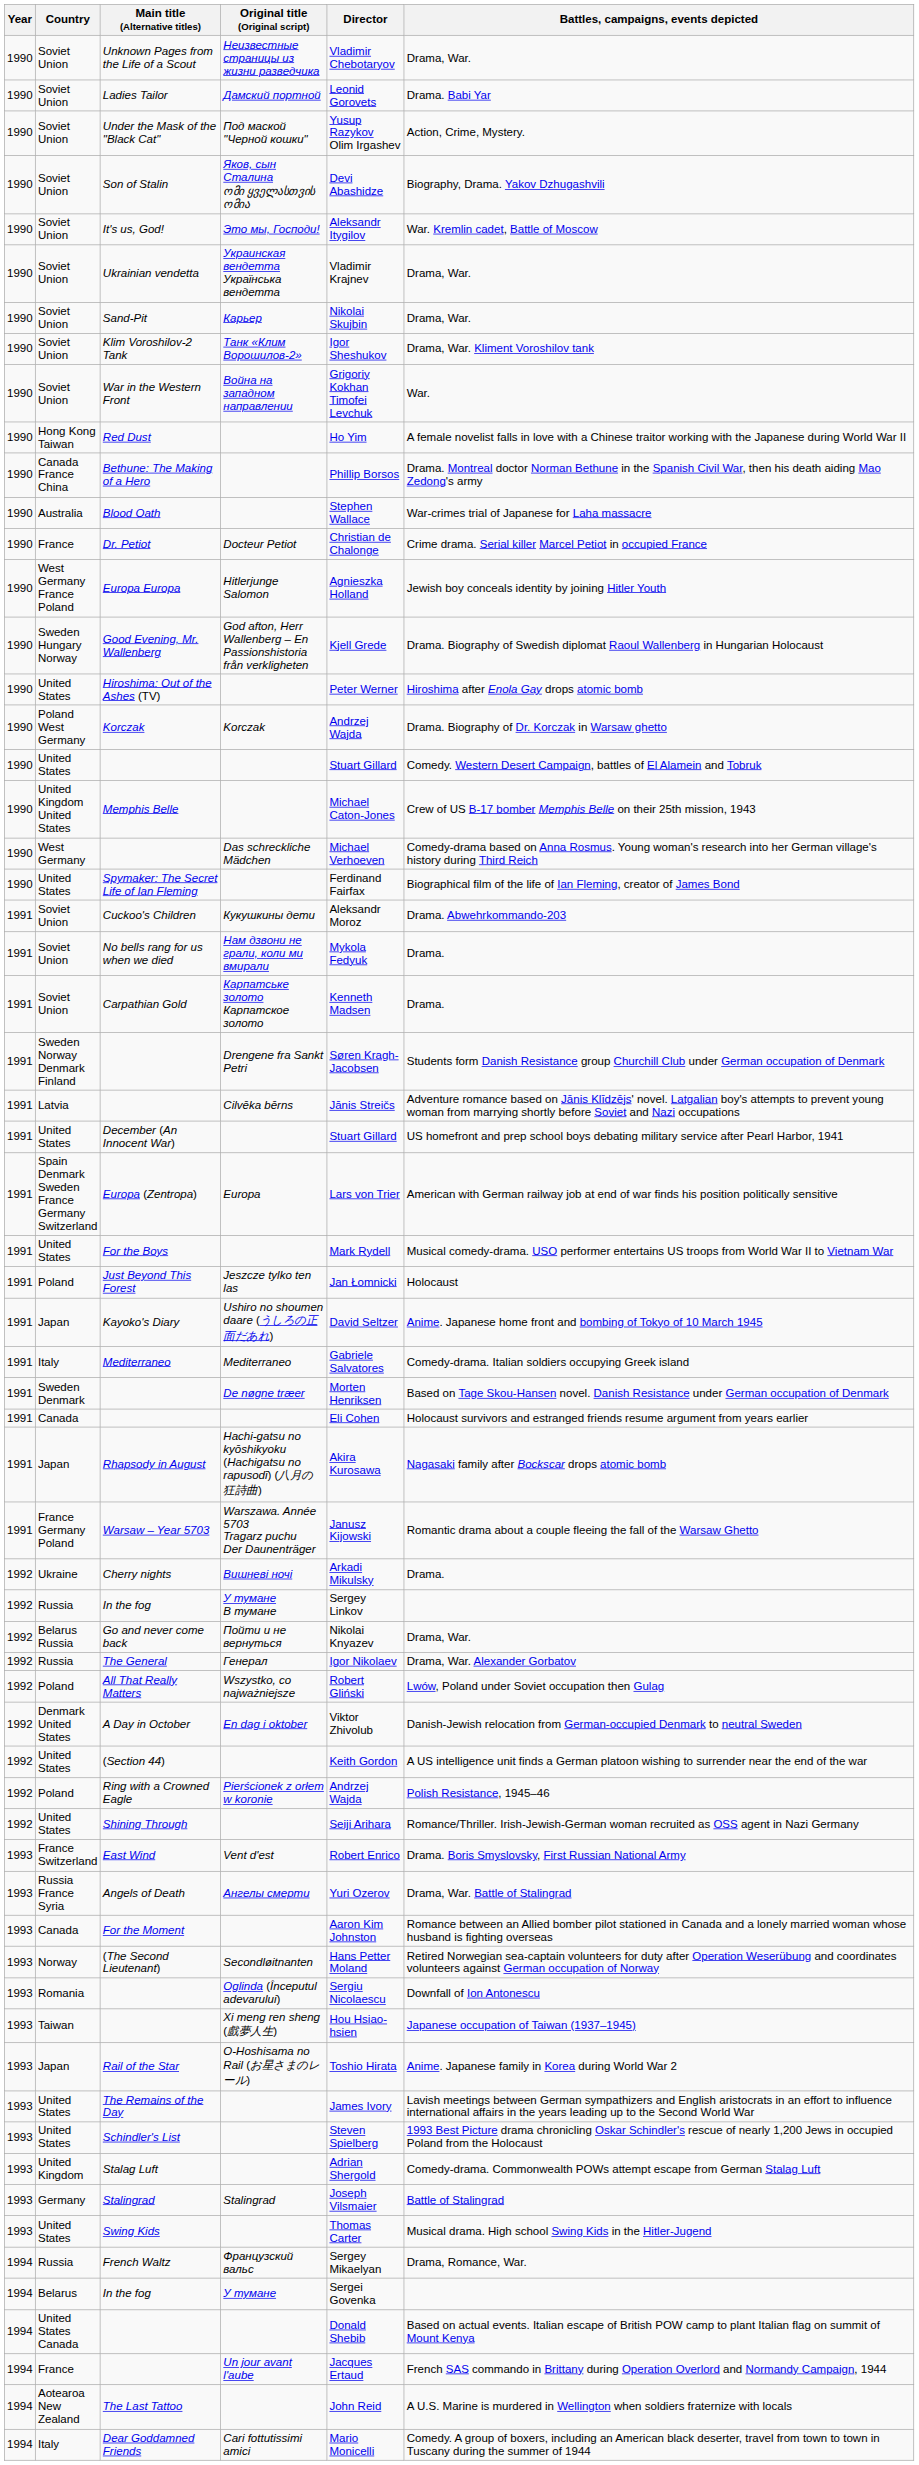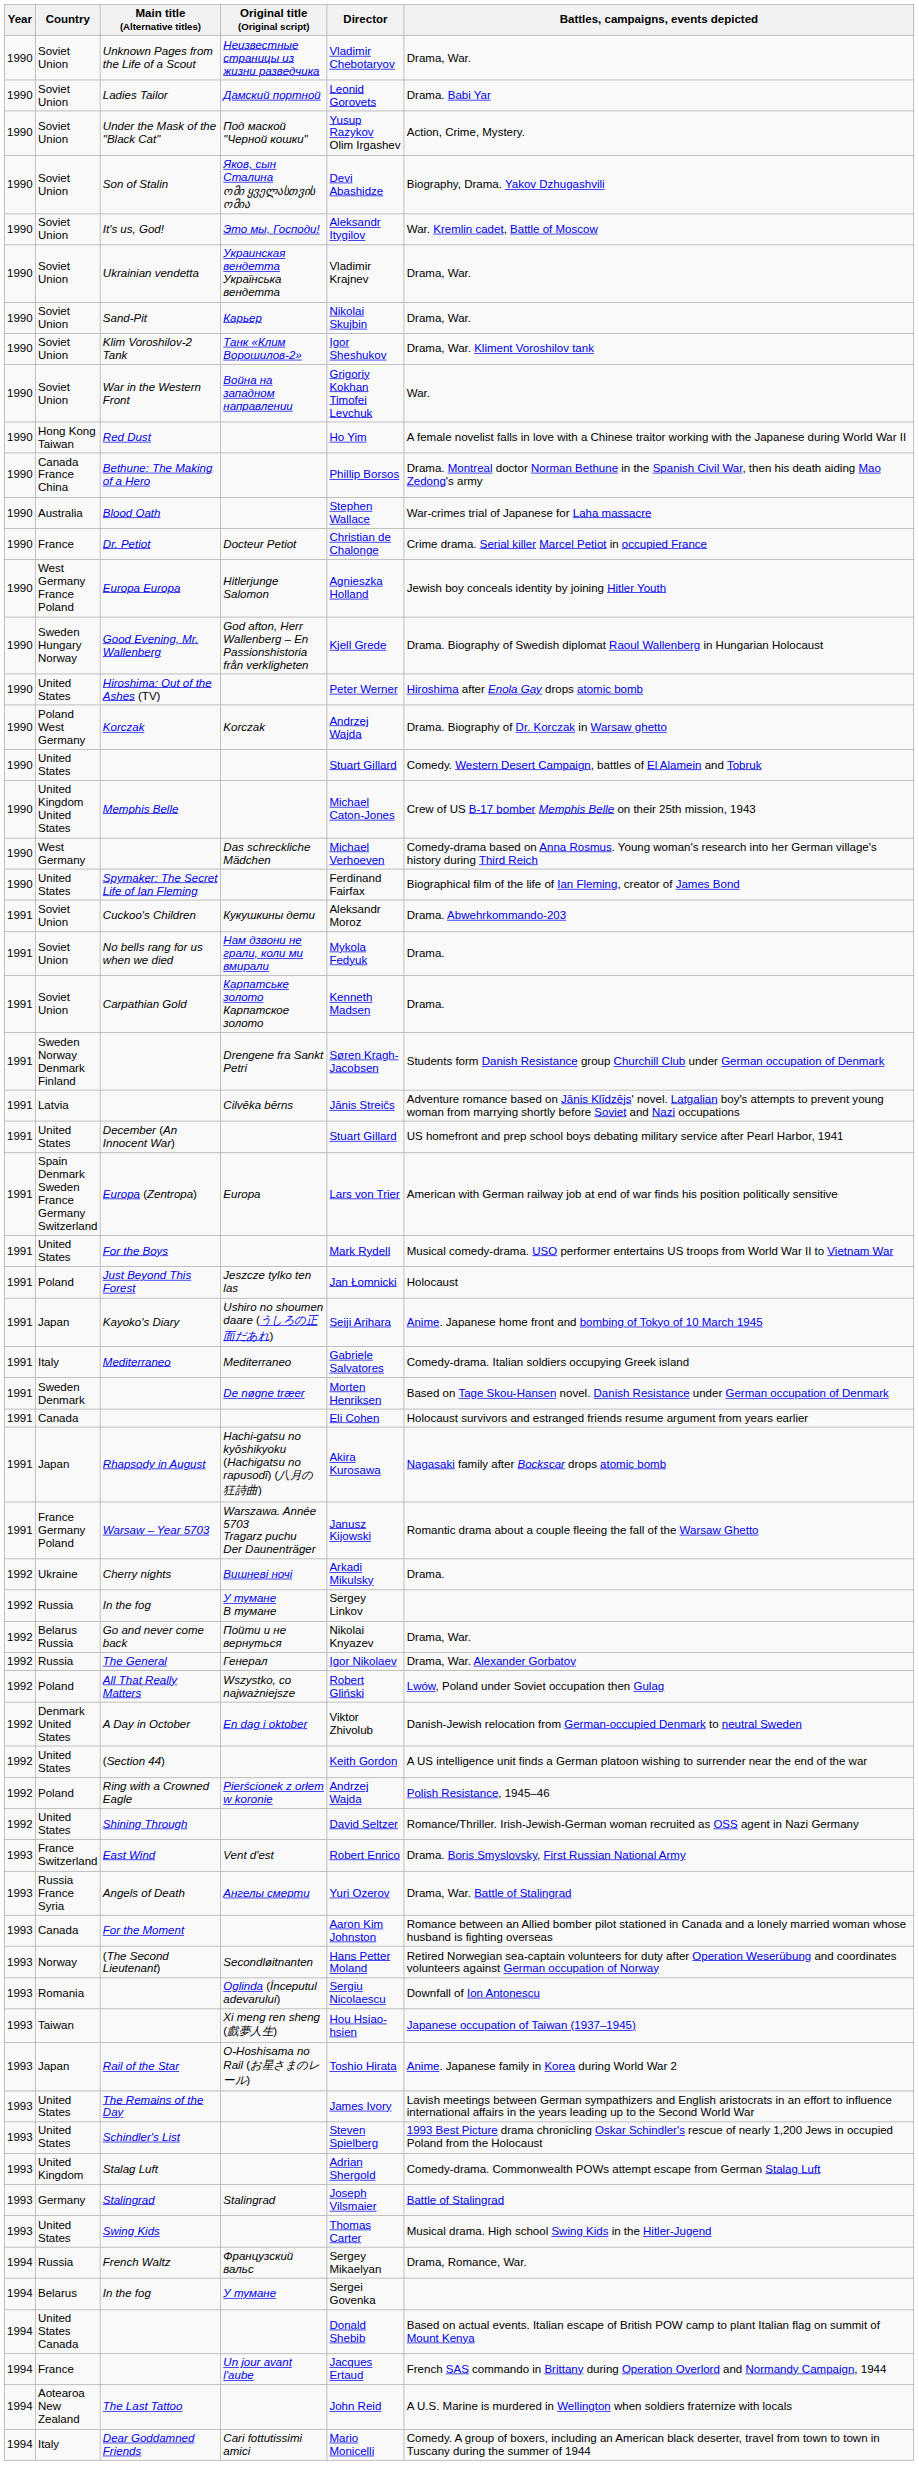(364, 1322) David Seltzer -> (360, 1322) Seiji Arihara
(360, 1824) Seiji Arihara -> (364, 1824) David Seltzer
